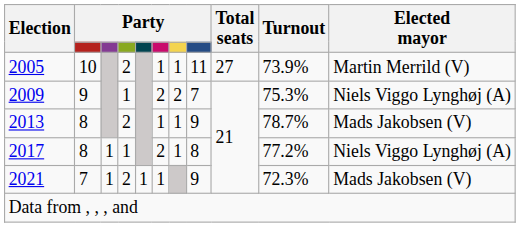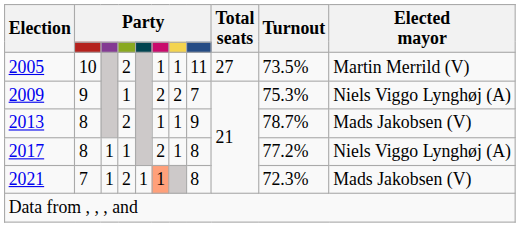(286, 66) 73.9% -> (286, 66) 73.5%
(161, 179) no background -> (161, 179) lightsalmon background
(195, 179) 9 -> (195, 179) 8
